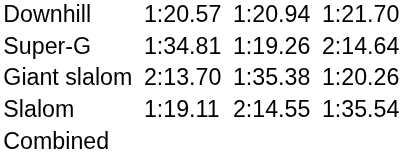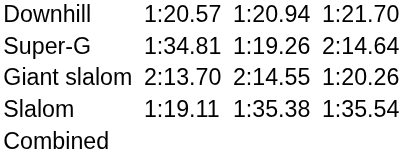(272, 77) 1:35.38 -> (272, 77) 2:14.55
(272, 109) 2:14.55 -> (272, 109) 1:35.38
